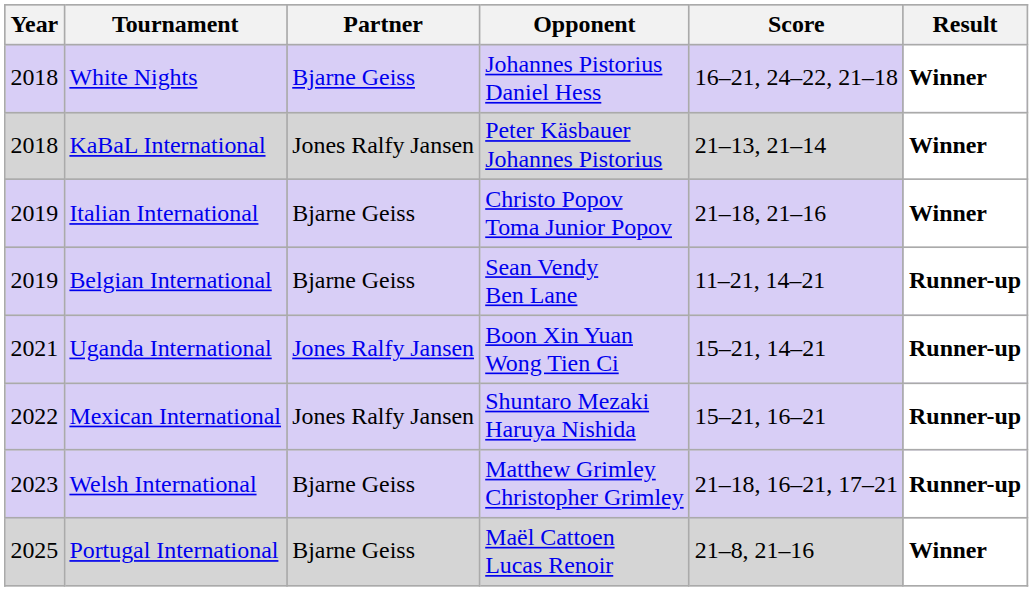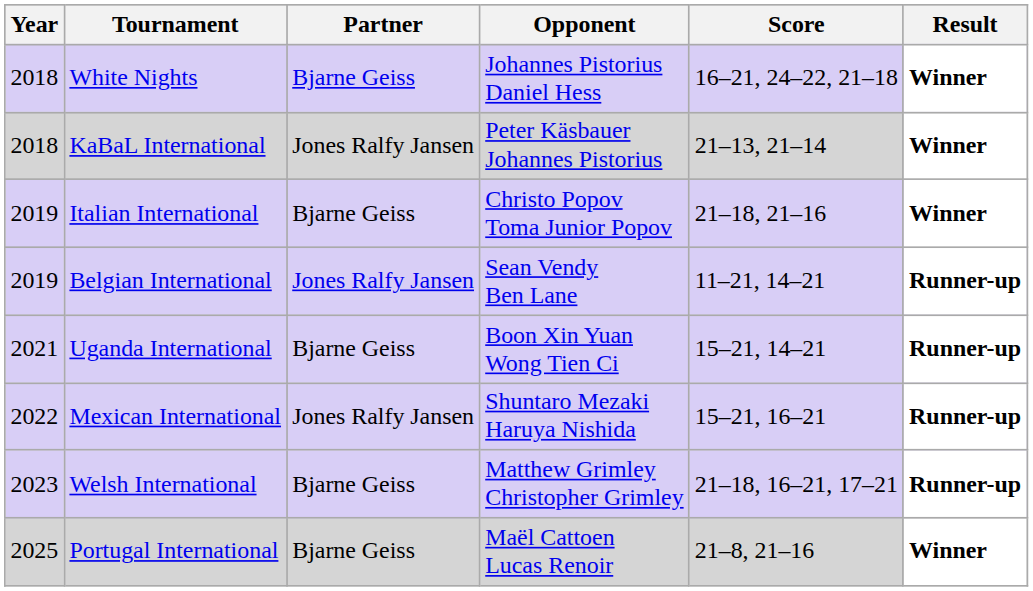(354, 281) Bjarne Geiss -> (383, 281) Jones Ralfy Jansen
(383, 348) Jones Ralfy Jansen -> (354, 348) Bjarne Geiss
